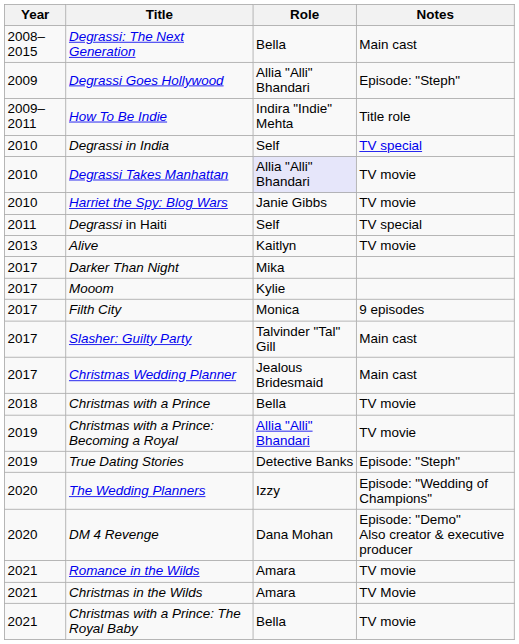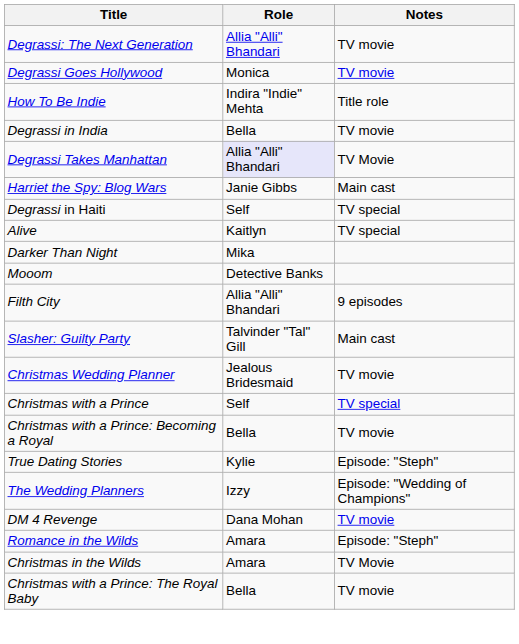- column: (35, 15)
(271, 44) Bella -> (254, 44) Allia "Alli" Bhandari
(388, 44) Main cast -> (366, 44) TV movie
(284, 80) Allia "Alli" Bhandari -> (248, 72) Monica
(410, 80) Episode: "Steph" -> (366, 72) TV movie
(268, 145) Self -> (241, 130) Bella
(391, 145) TV special -> (366, 130) TV movie
(388, 174) TV movie -> (366, 159) TV Movie
(388, 203) TV movie -> (366, 188) Main cast
(388, 246) TV movie -> (369, 231) TV special
(271, 288) Kylie -> (275, 273) Detective Banks
(278, 310) Monica -> (254, 302) Allia "Alli" Bhandari
(388, 375) Main cast -> (366, 375) TV movie
(271, 404) Bella -> (238, 404) Self
(388, 404) TV movie -> (369, 404) TV special
(284, 433) Allia "Alli" Bhandari -> (241, 433) Bella
(305, 462) Detective Banks -> (241, 462) Kylie
(432, 534) Episode: "Demo" Also creator & executive producer -> (366, 519) TV movie
(388, 571) TV movie -> (388, 541) Episode: "Steph"
